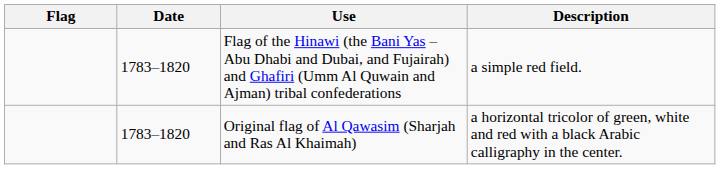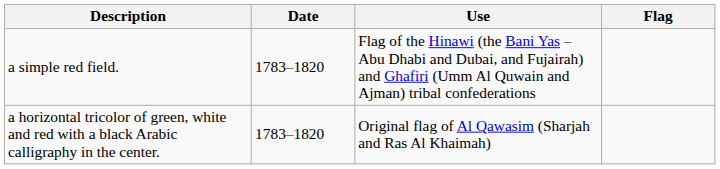columns swapped: (61, 16) <-> (591, 16)
